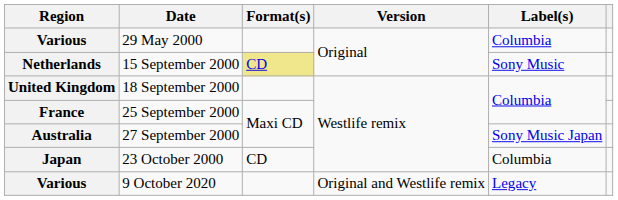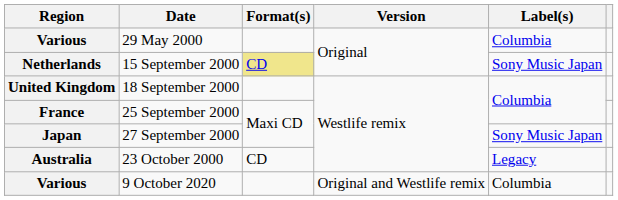(528, 64) Sony Music -> (547, 64) Sony Music Japan
(62, 135) Australia -> (62, 135) Japan
(62, 159) Japan -> (62, 159) Australia
(522, 159) Columbia -> (514, 159) Legacy
(514, 183) Legacy -> (522, 183) Columbia
